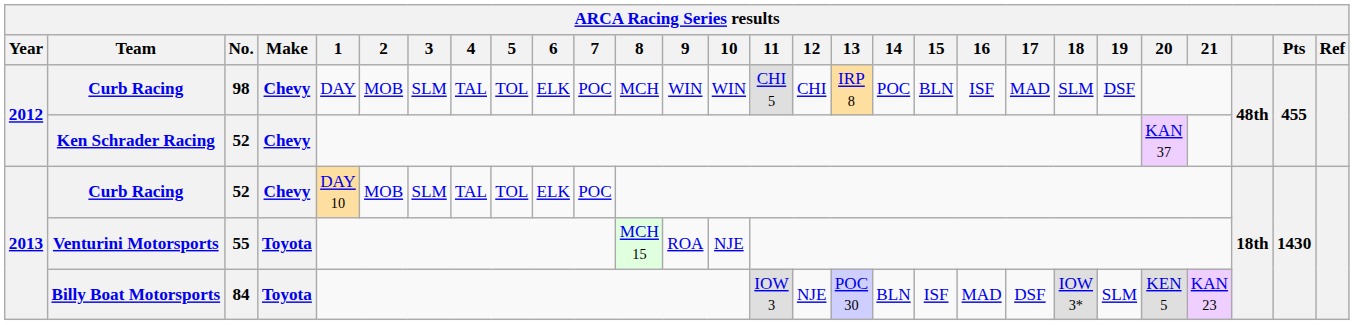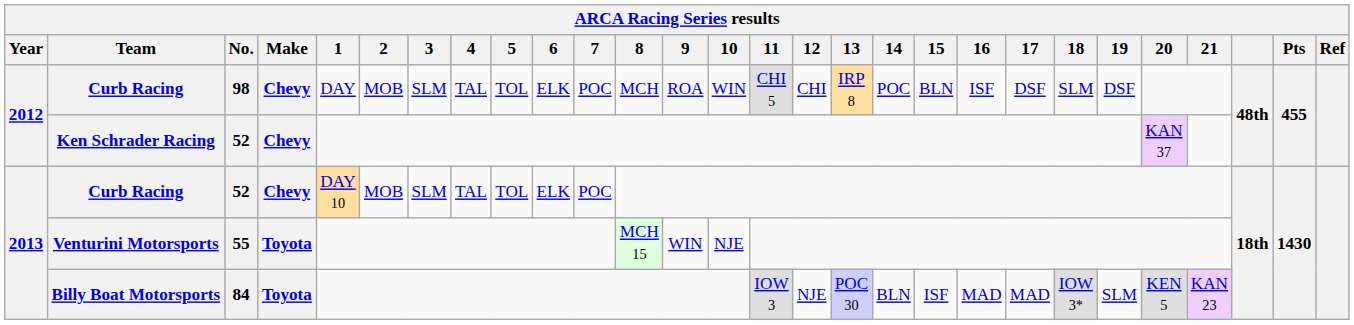(685, 89) WIN -> (685, 89) ROA
(1030, 89) MAD -> (1030, 89) DSF
(685, 243) ROA -> (685, 243) WIN
(1030, 294) DSF -> (1030, 294) MAD
